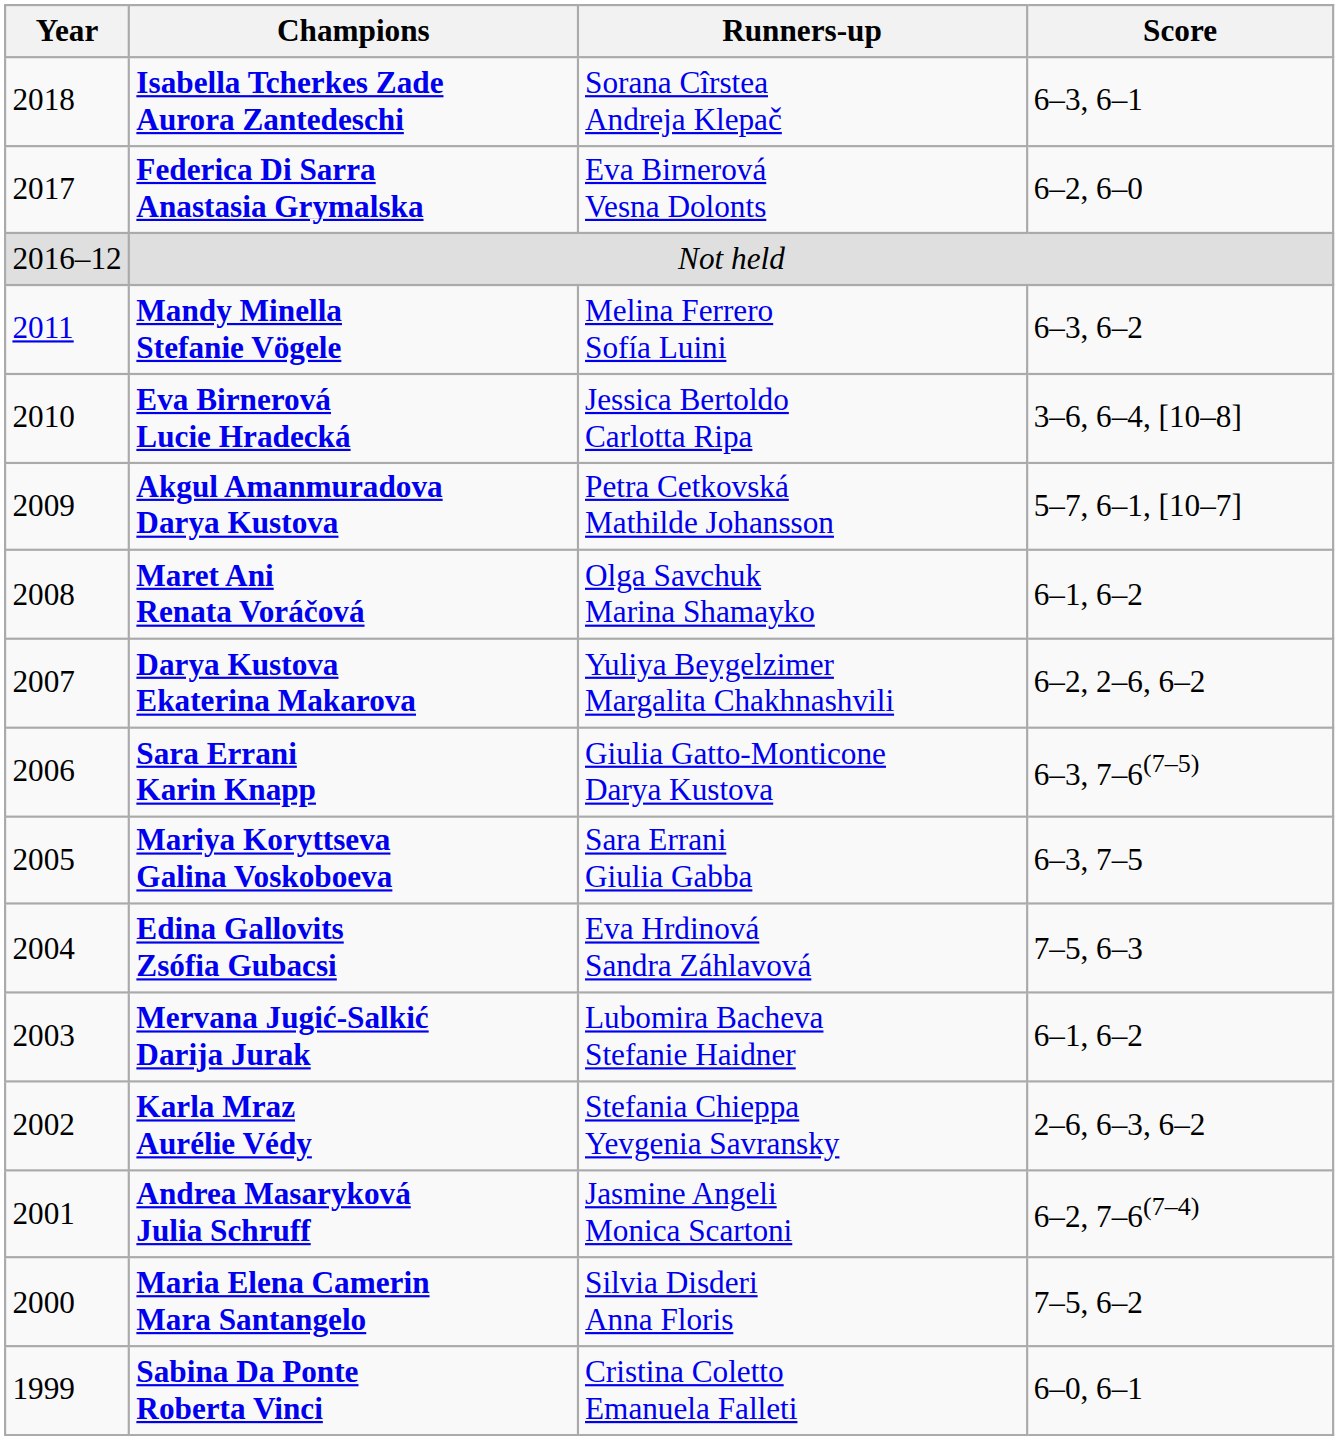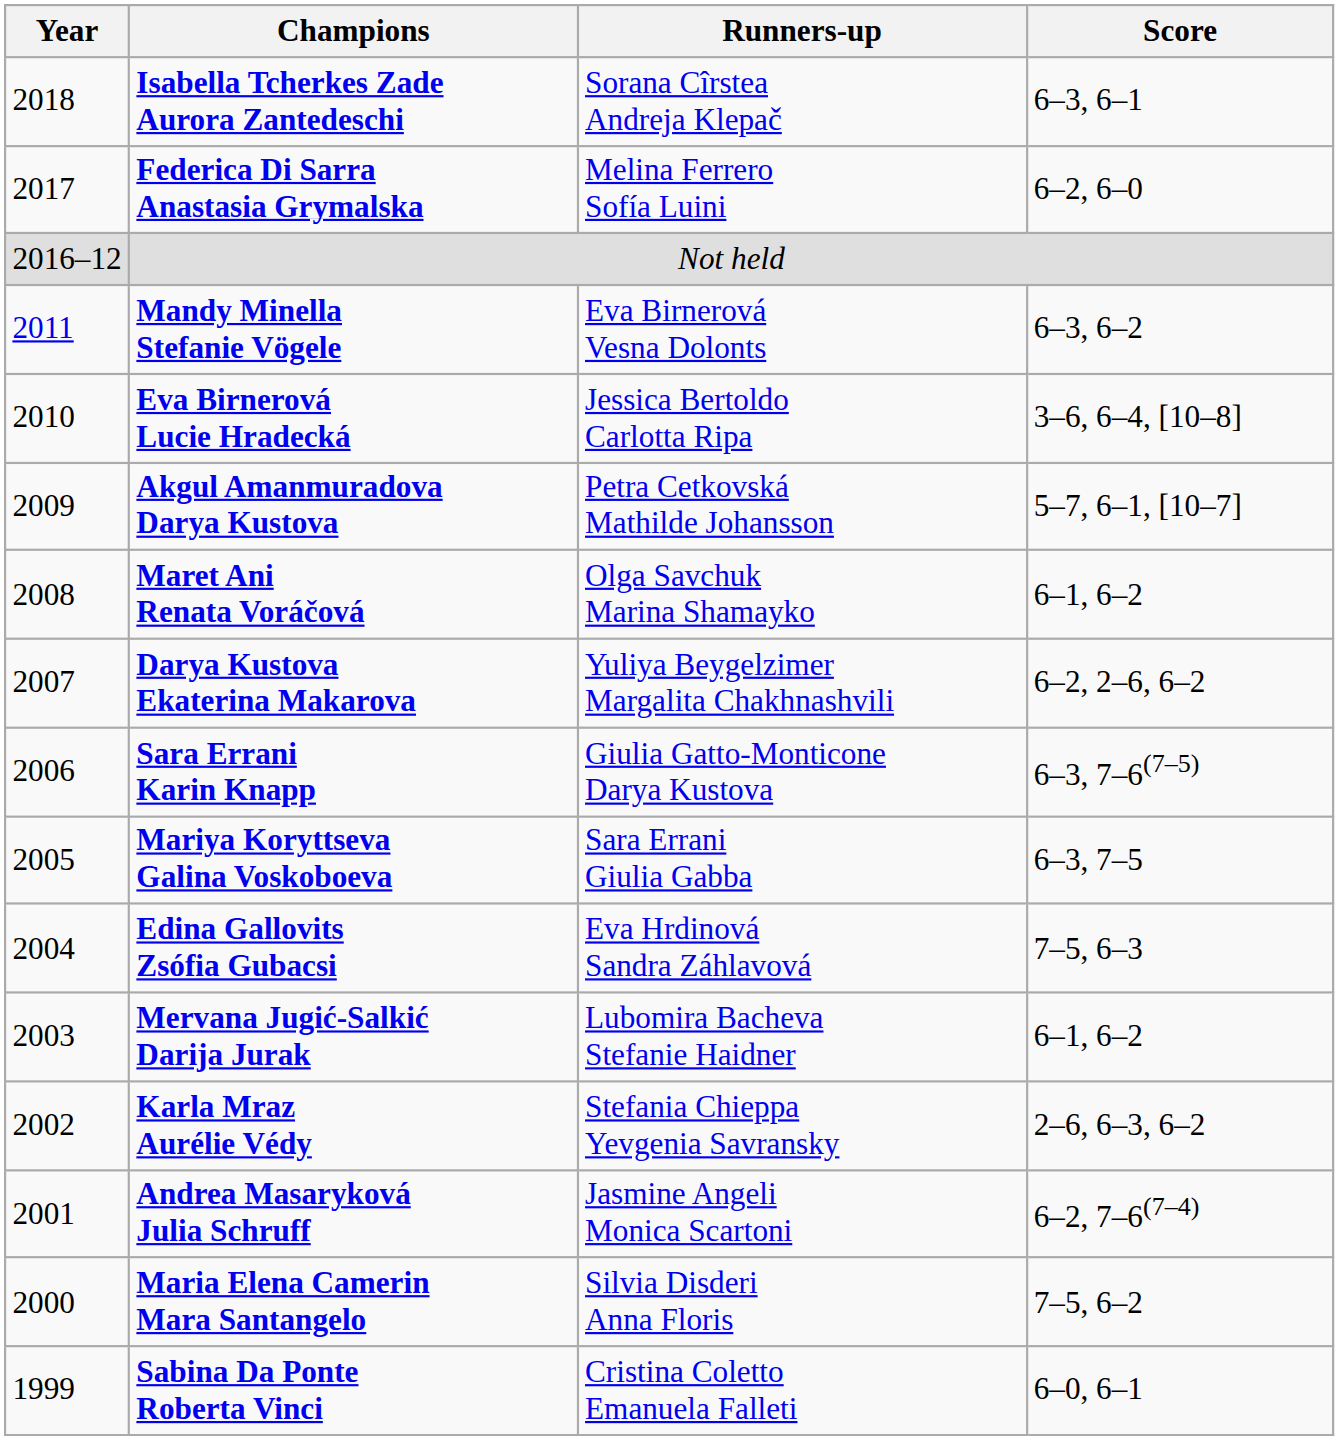(676, 189) Eva Birnerová Vesna Dolonts -> (679, 189) Melina Ferrero Sofía Luini
(679, 329) Melina Ferrero Sofía Luini -> (676, 329) Eva Birnerová Vesna Dolonts
